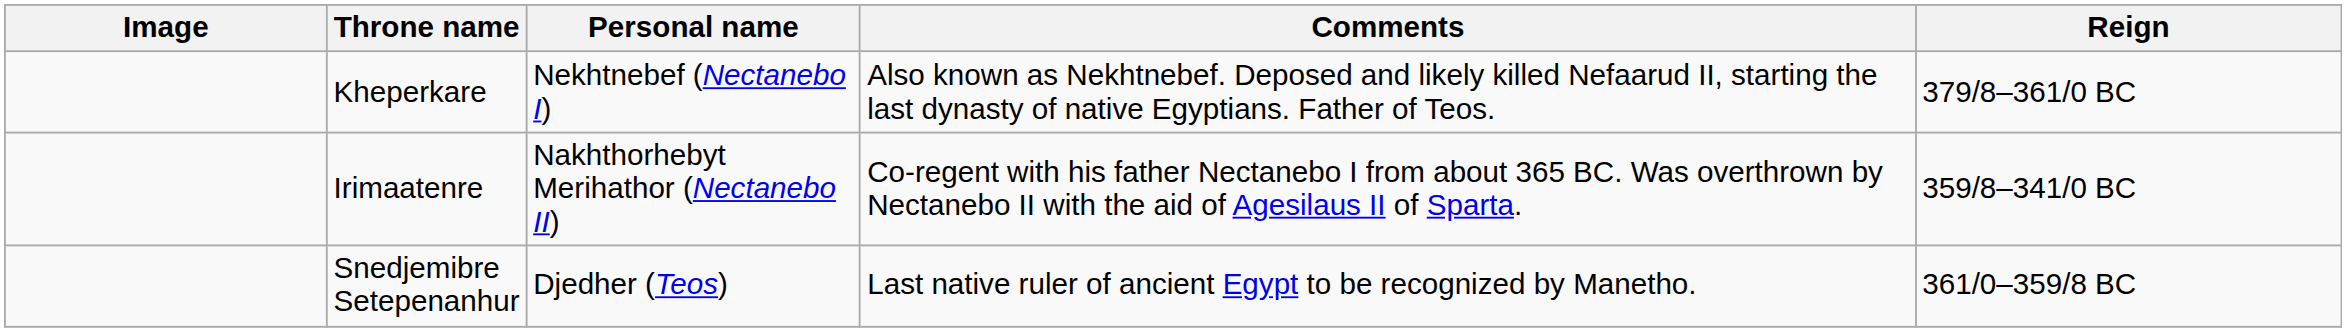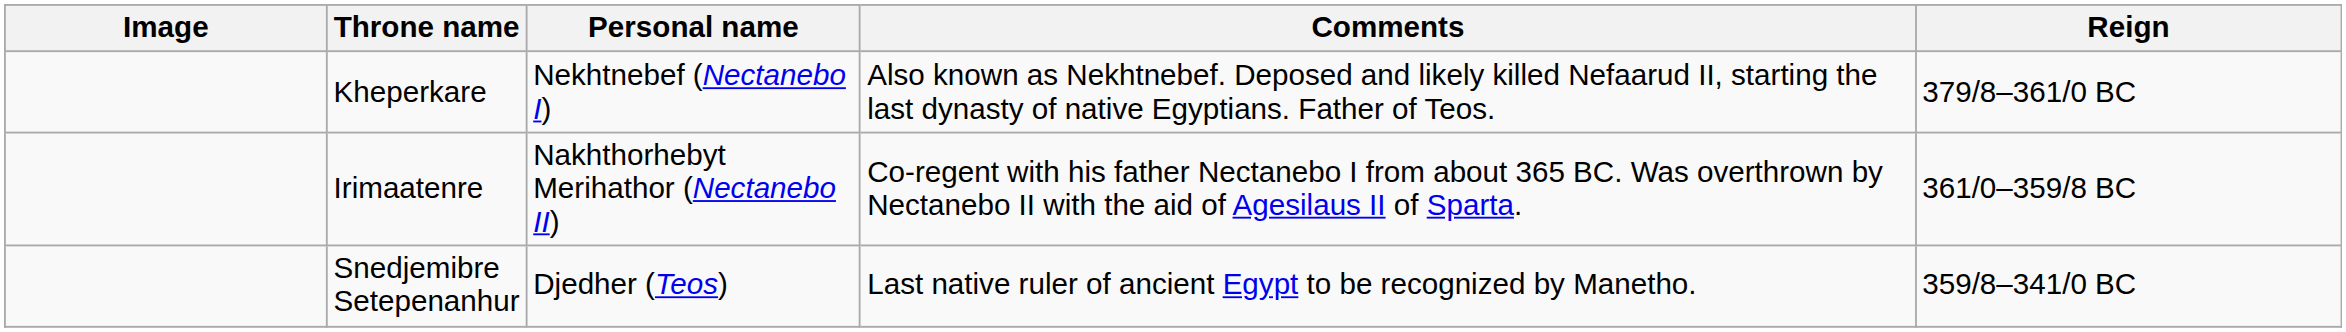(2029, 188) 359/8–341/0 BC -> (2029, 188) 361/0–359/8 BC
(2029, 285) 361/0–359/8 BC -> (2029, 285) 359/8–341/0 BC
